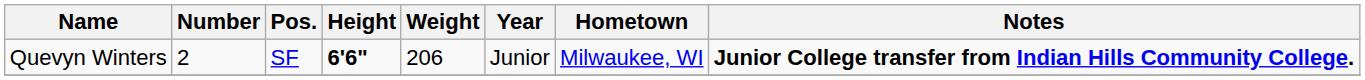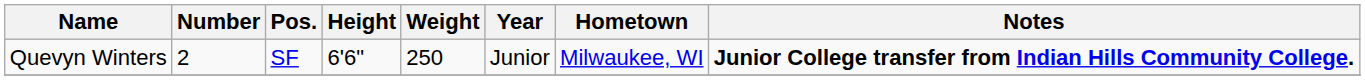(348, 57) bold -> (346, 57) normal
(425, 57) 206 -> (425, 57) 250
